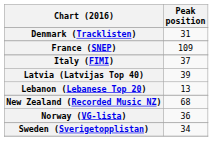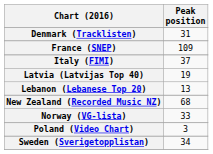(186, 75) 39 -> (186, 75) 19
(186, 116) 36 -> (186, 116) 33
+ row: (84, 129)
